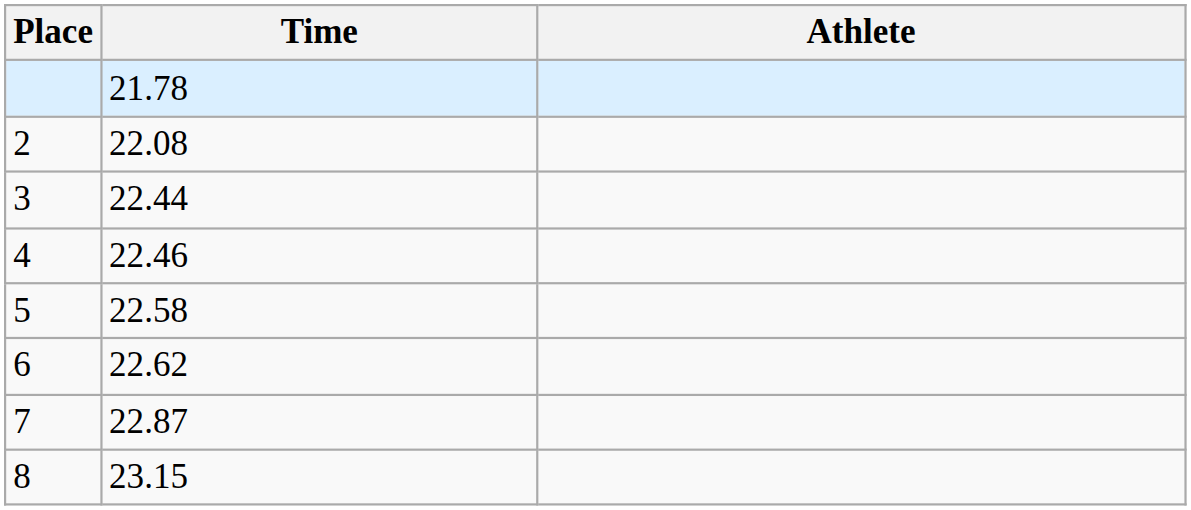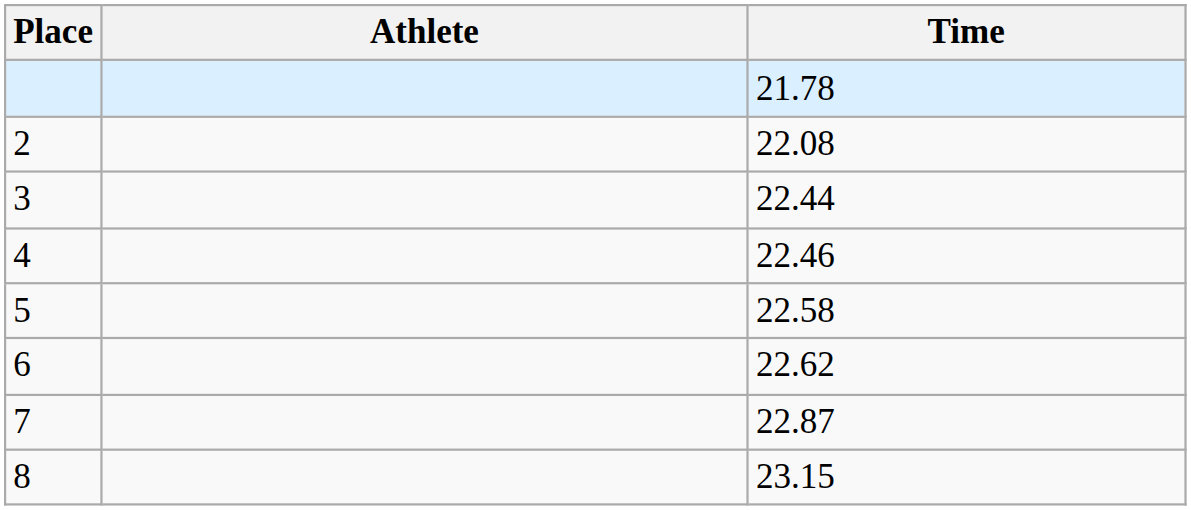columns swapped: (861, 32) <-> (319, 32)
